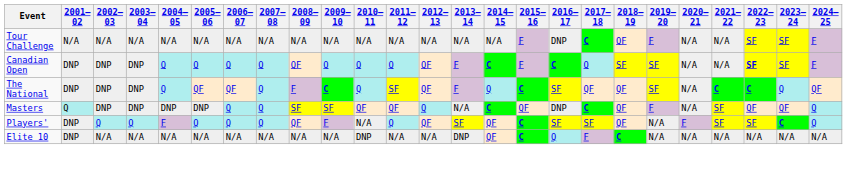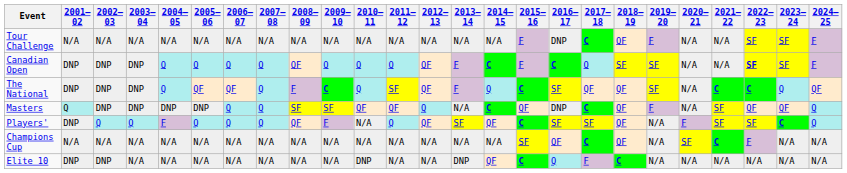+ row: (30, 142)
(104, 137) N/A -> (104, 161) DNP
